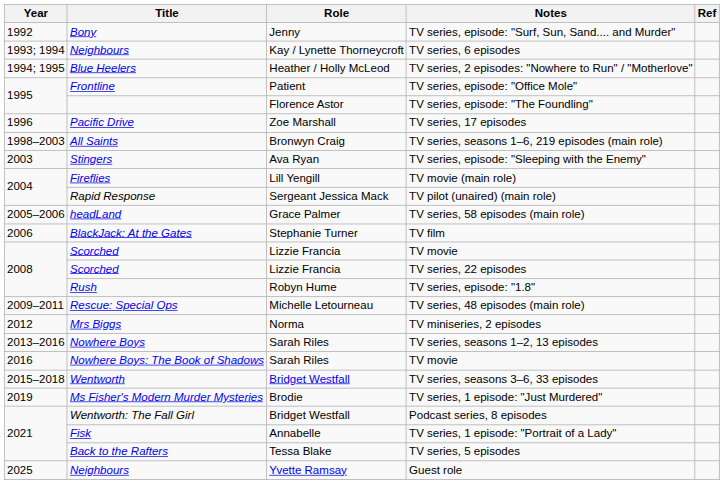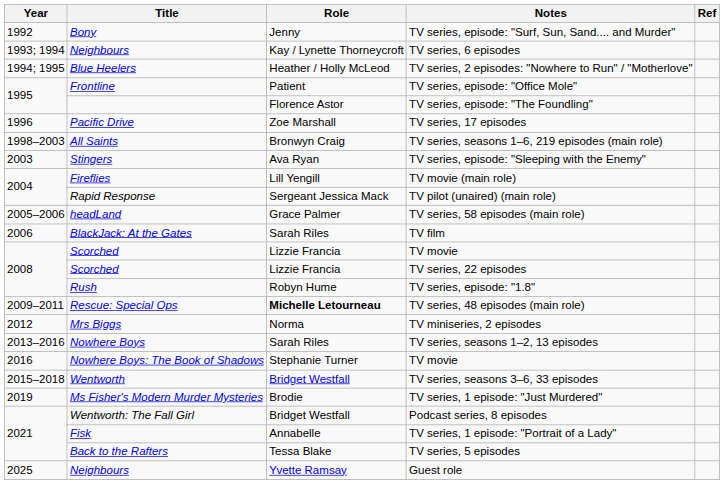(314, 232) Stephanie Turner -> (299, 232) Sarah Riles
(321, 305) normal -> (325, 305) bold
(299, 360) Sarah Riles -> (314, 360) Stephanie Turner
